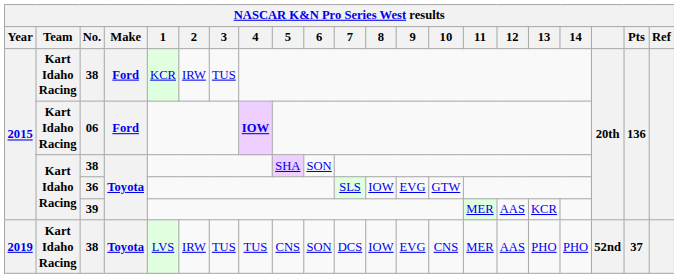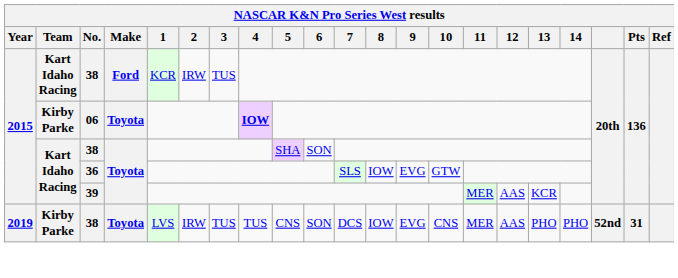(58, 128) Kart Idaho Racing -> (58, 120) Kirby Parke
(126, 128) Ford -> (126, 120) Toyota
(58, 246) Kart Idaho Racing -> (58, 223) Kirby Parke
(636, 246) 37 -> (636, 223) 31
